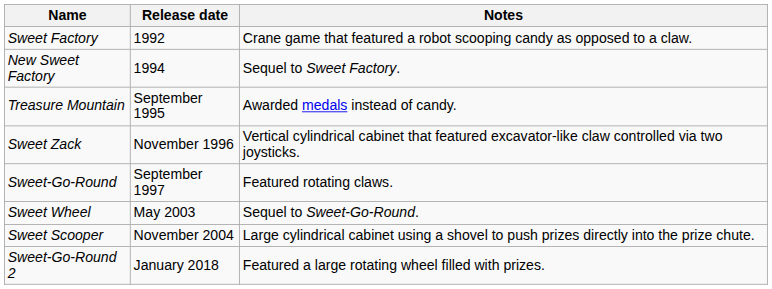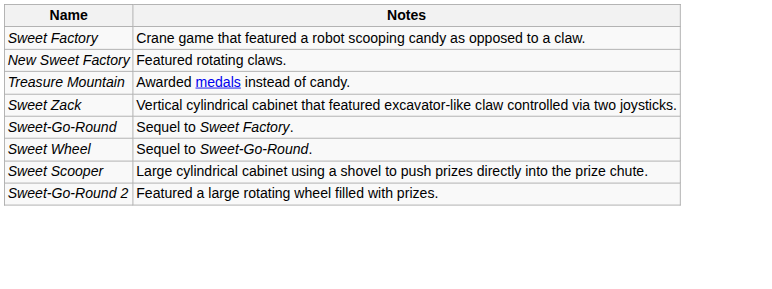- column: (185, 15)
(321, 68) Sequel to Sweet Factory. -> (211, 60) Featured rotating claws.
(318, 182) Featured rotating claws. -> (215, 127) Sequel to Sweet Factory.
